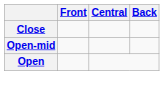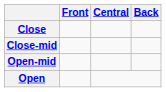+ row: (32, 45)
